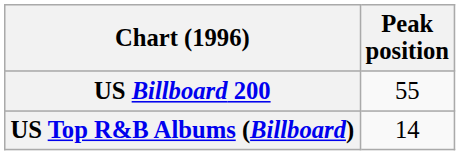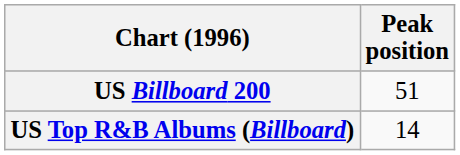(407, 90) 55 -> (407, 90) 51
